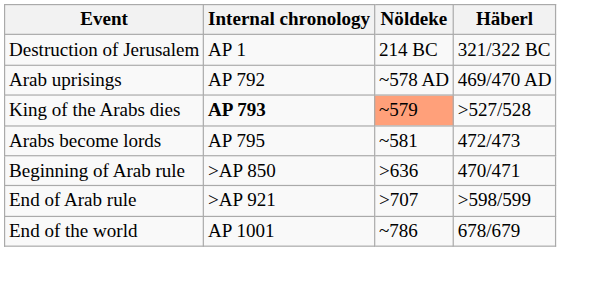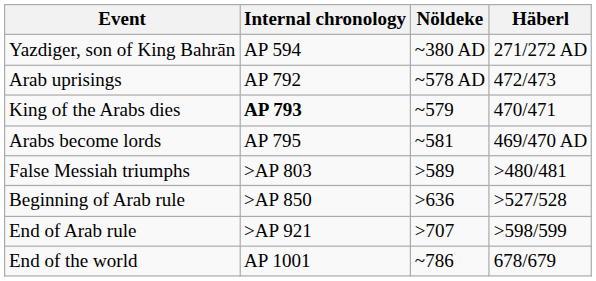- row: (104, 49)
+ row: (122, 49)
(505, 79) 469/470 AD -> (525, 79) 472/473
(398, 110) lightsalmon background -> (434, 110) no background
(494, 110) >527/528 -> (525, 110) 470/471
(489, 140) 472/473 -> (541, 140) 469/470 AD
+ row: (99, 170)
(489, 170) 470/471 -> (530, 200) >527/528
